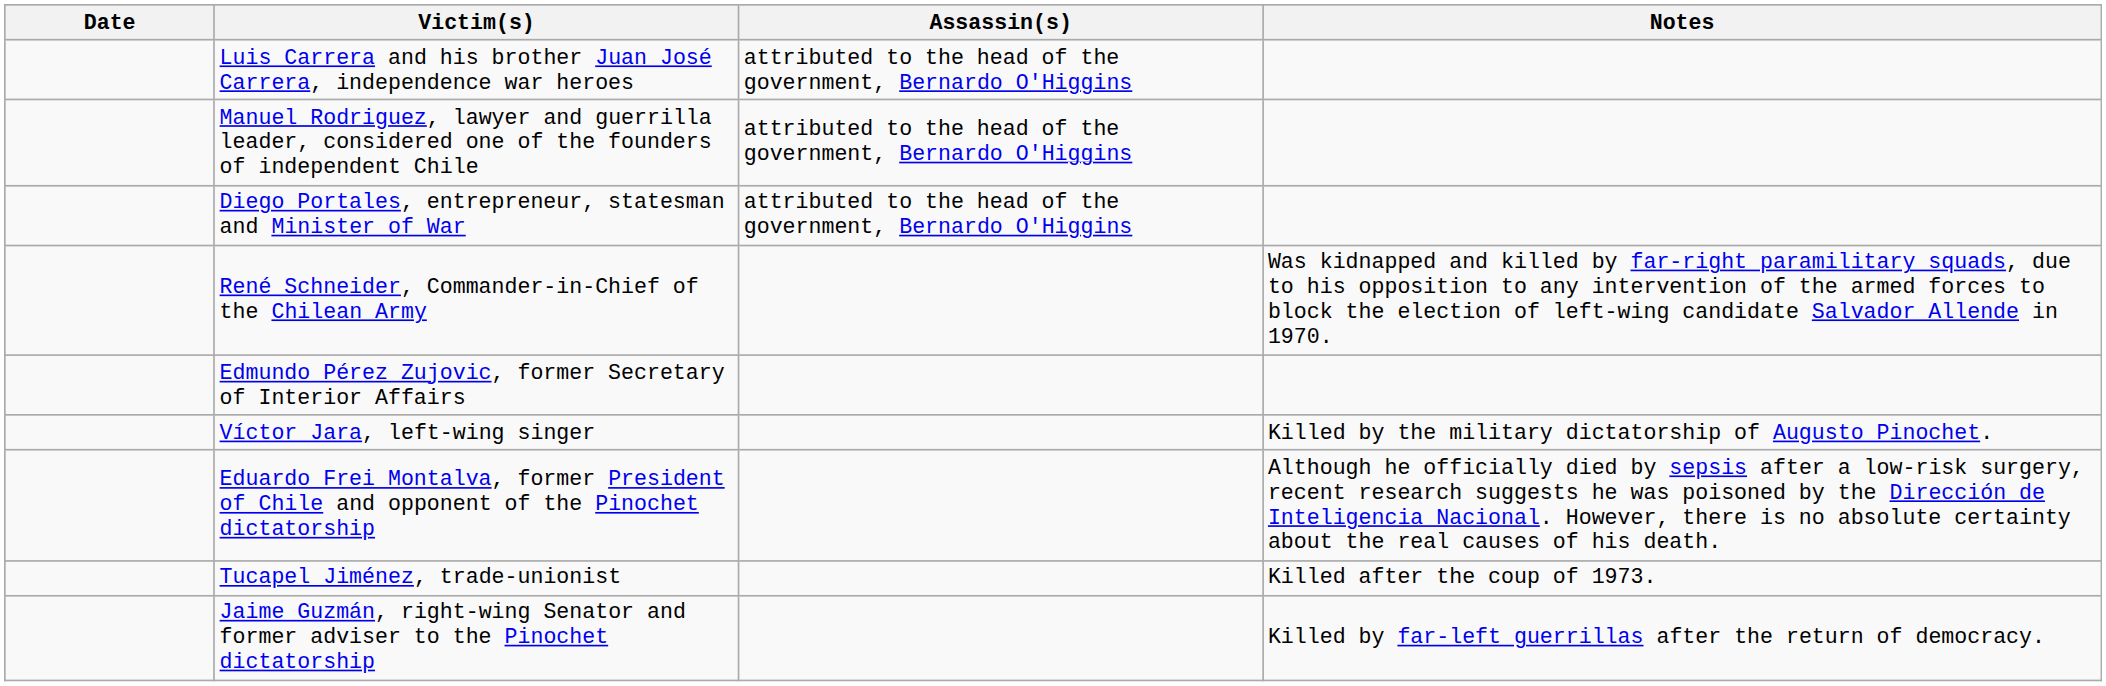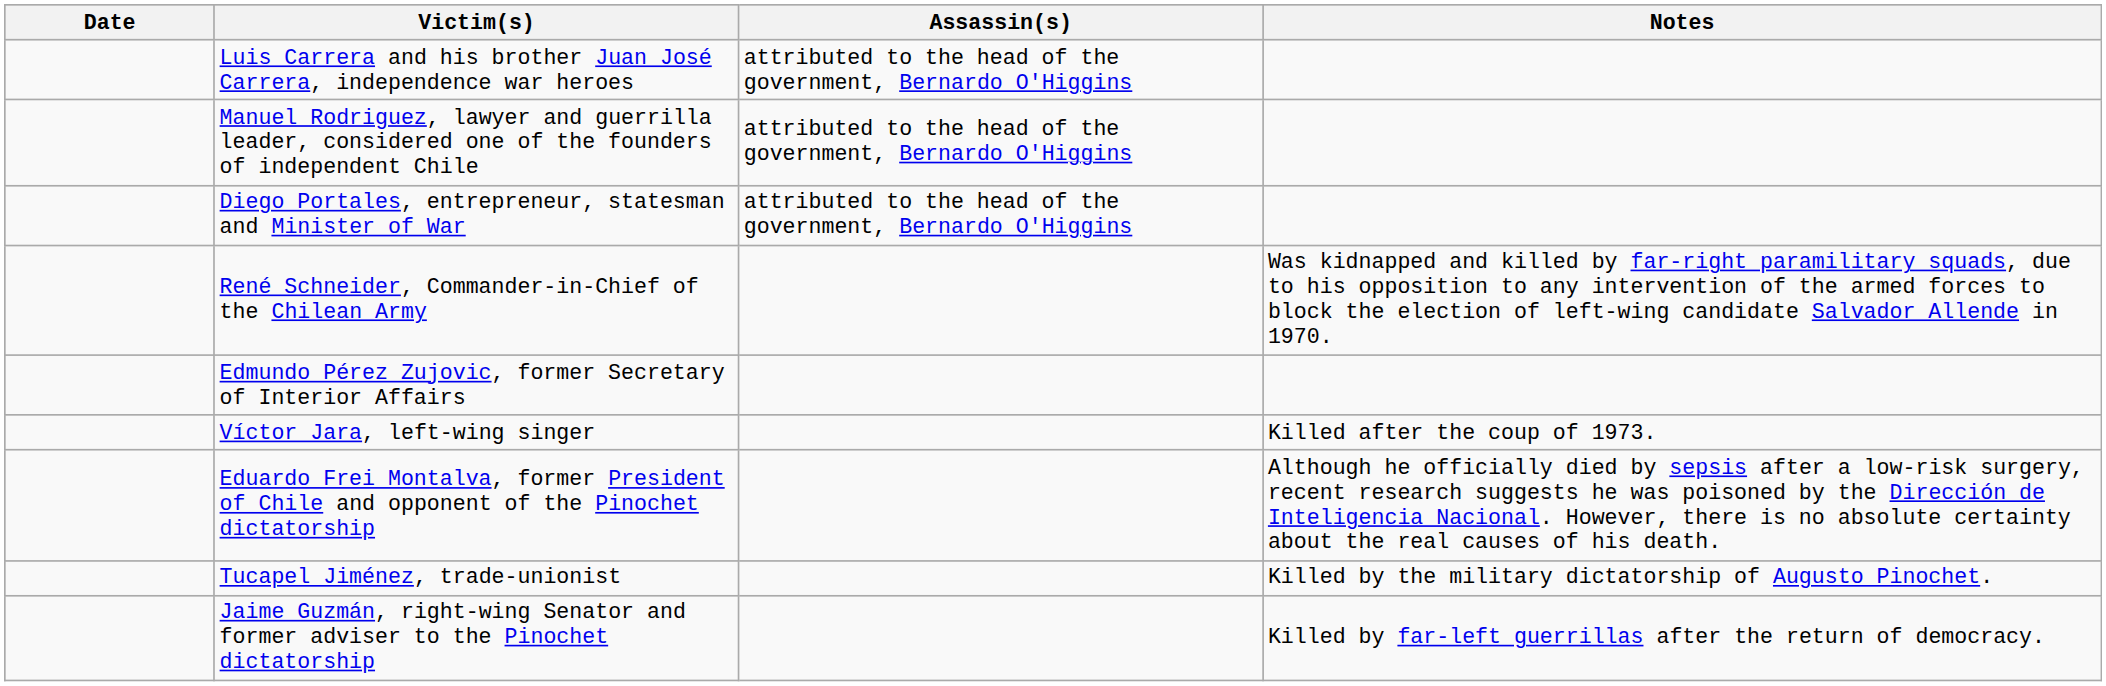(1631, 433) Killed by the military dictatorship of Augusto Pinochet. -> (1462, 433) Killed after the coup of 1973.
(1462, 578) Killed after the coup of 1973. -> (1631, 578) Killed by the military dictatorship of Augusto Pinochet.
